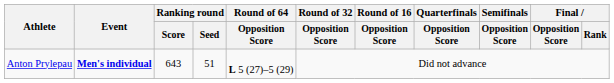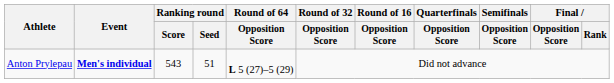(173, 64) 643 -> (173, 64) 543
